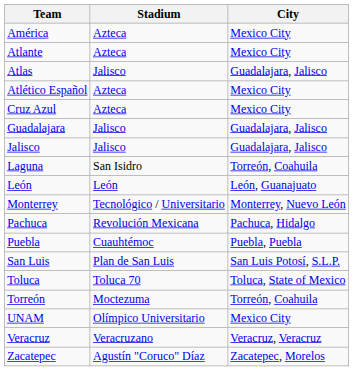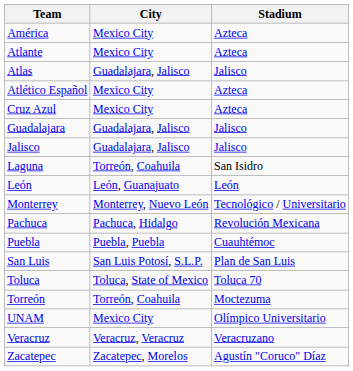columns swapped: (288, 14) <-> (159, 14)
